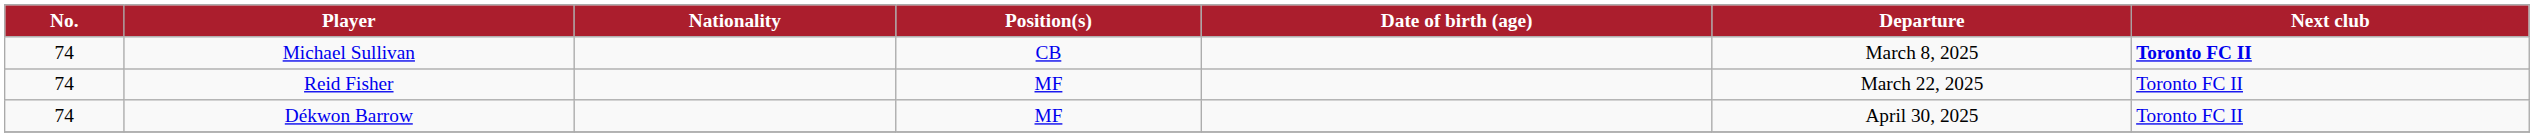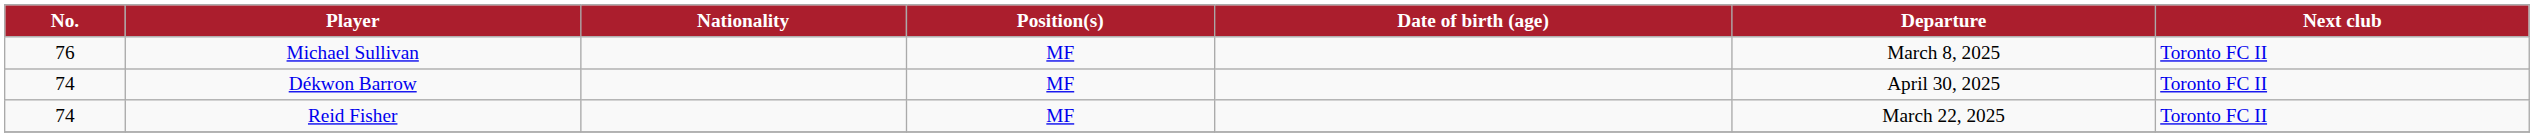(64, 52) 74 -> (65, 52) 76
(1048, 52) CB -> (1060, 52) MF
(2194, 52) bold -> (2214, 52) normal
rows swapped: (349, 84) <-> (349, 116)
